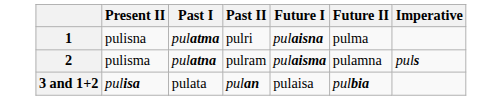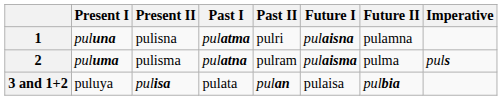+ column: (102, 15)
(351, 38) pulma -> (388, 38) pulamna
(357, 60) pulamna -> (381, 60) pulma
